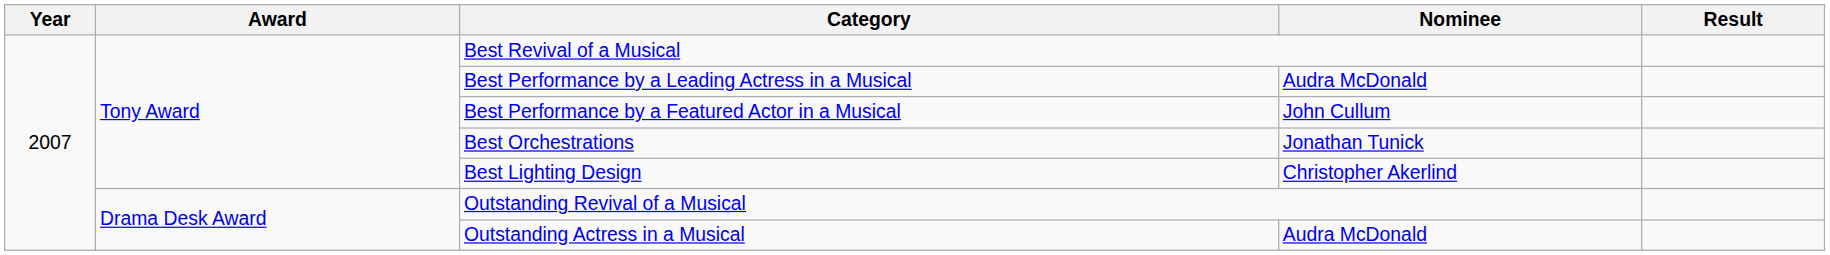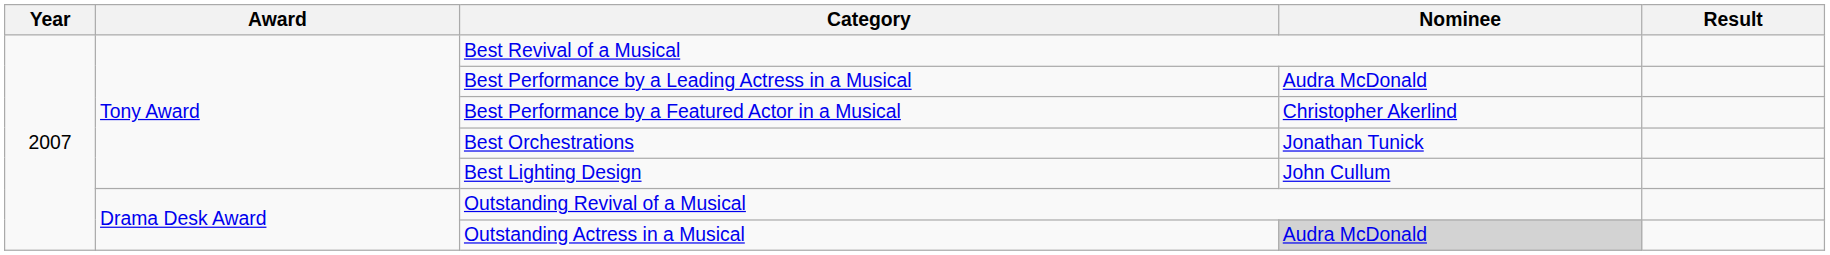(1337, 111) John Cullum -> (1370, 111) Christopher Akerlind
(1370, 173) Christopher Akerlind -> (1337, 173) John Cullum
(1355, 234) no background -> (1355, 234) lightgrey background
